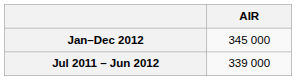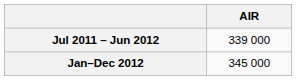rows swapped: (106, 40) <-> (106, 63)
